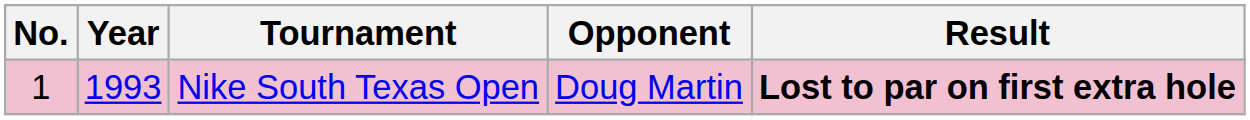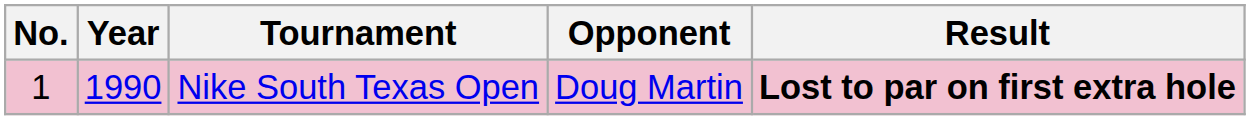(123, 87) 1993 -> (123, 87) 1990
